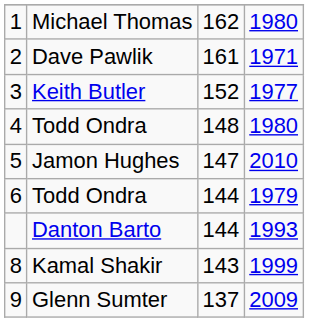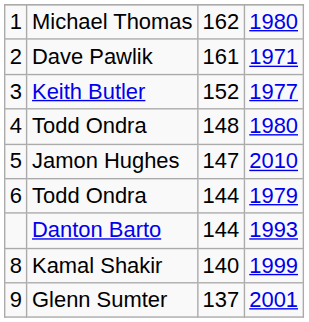(221, 265) 143 -> (221, 265) 140
(274, 299) 2009 -> (274, 299) 2001
